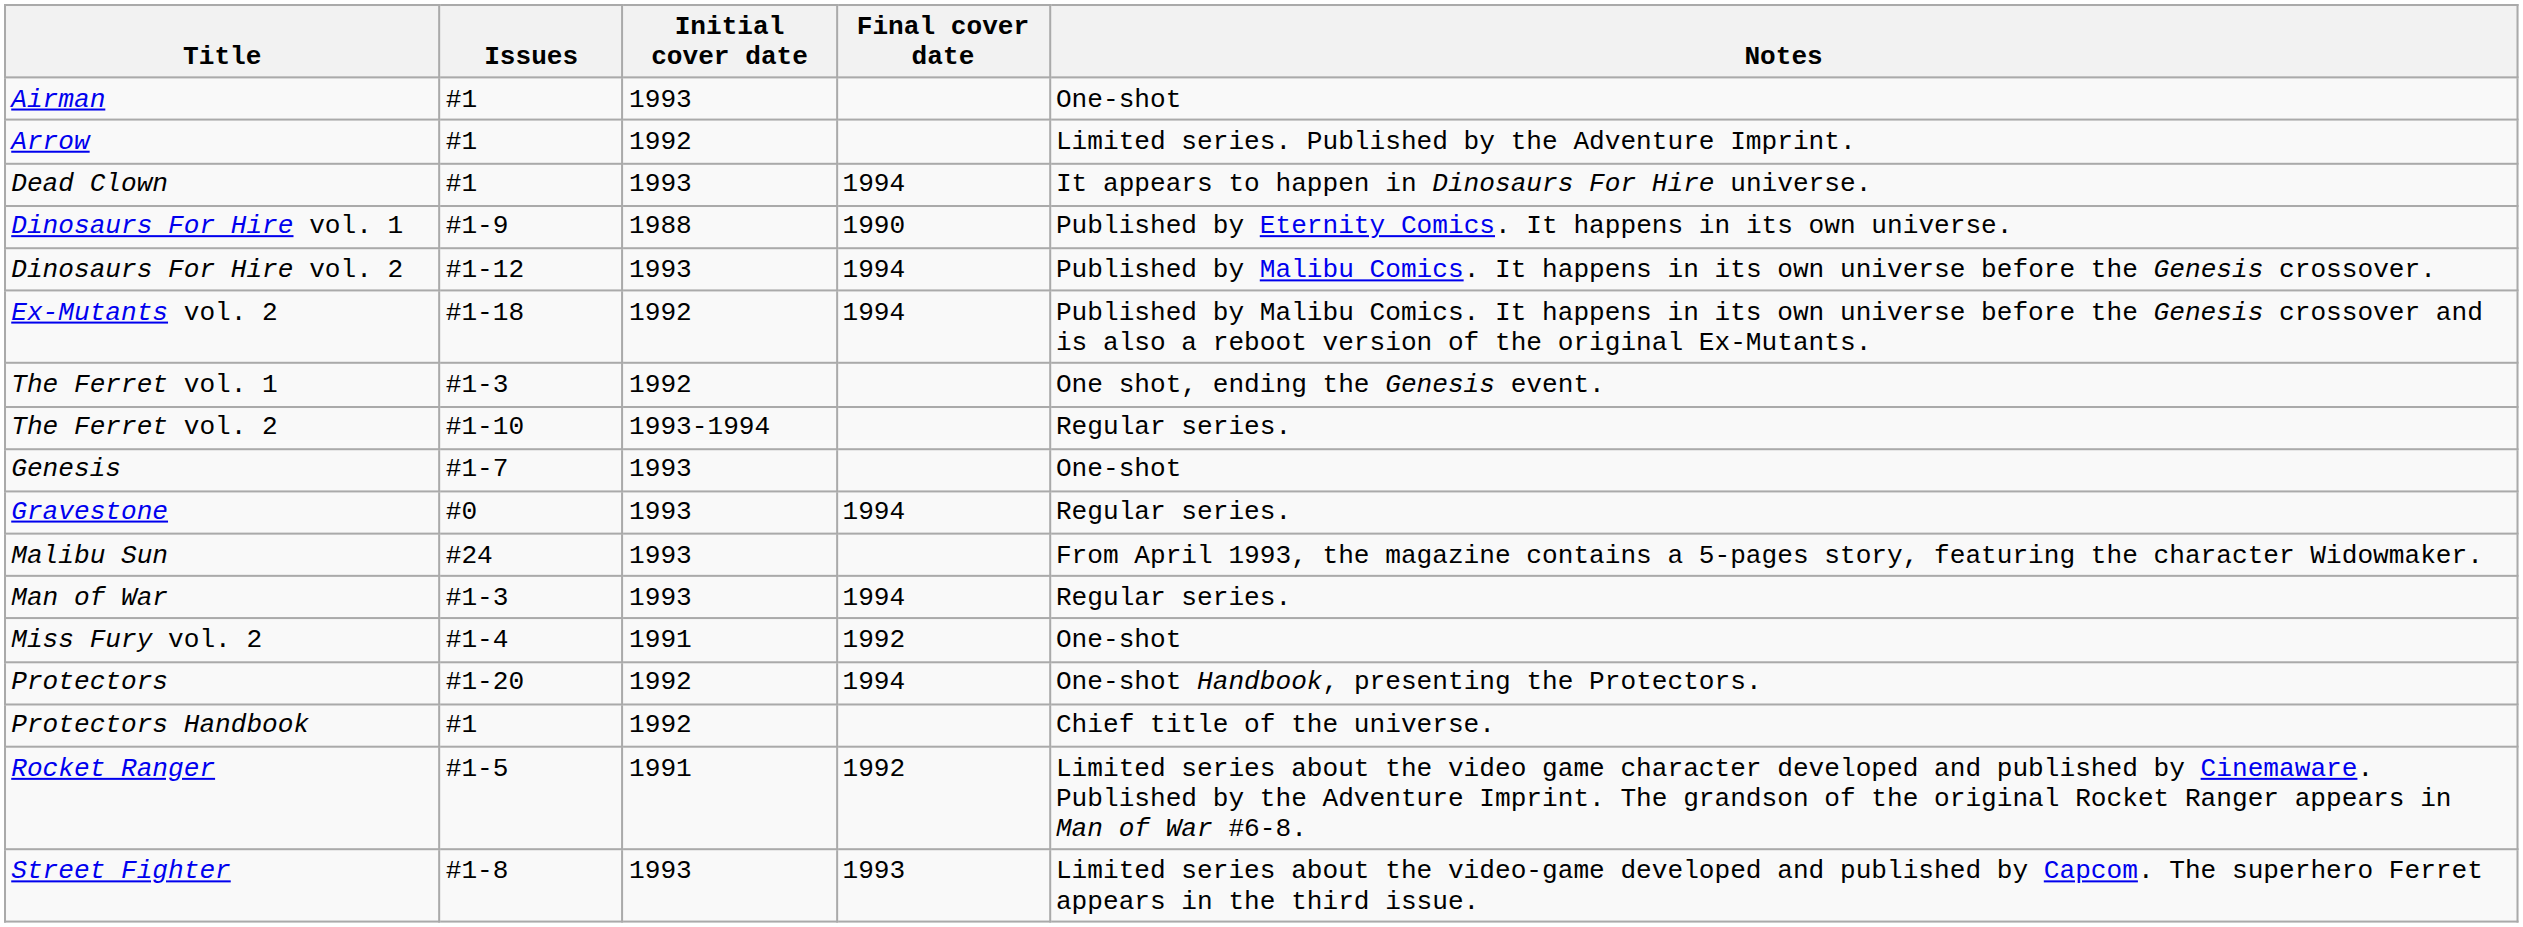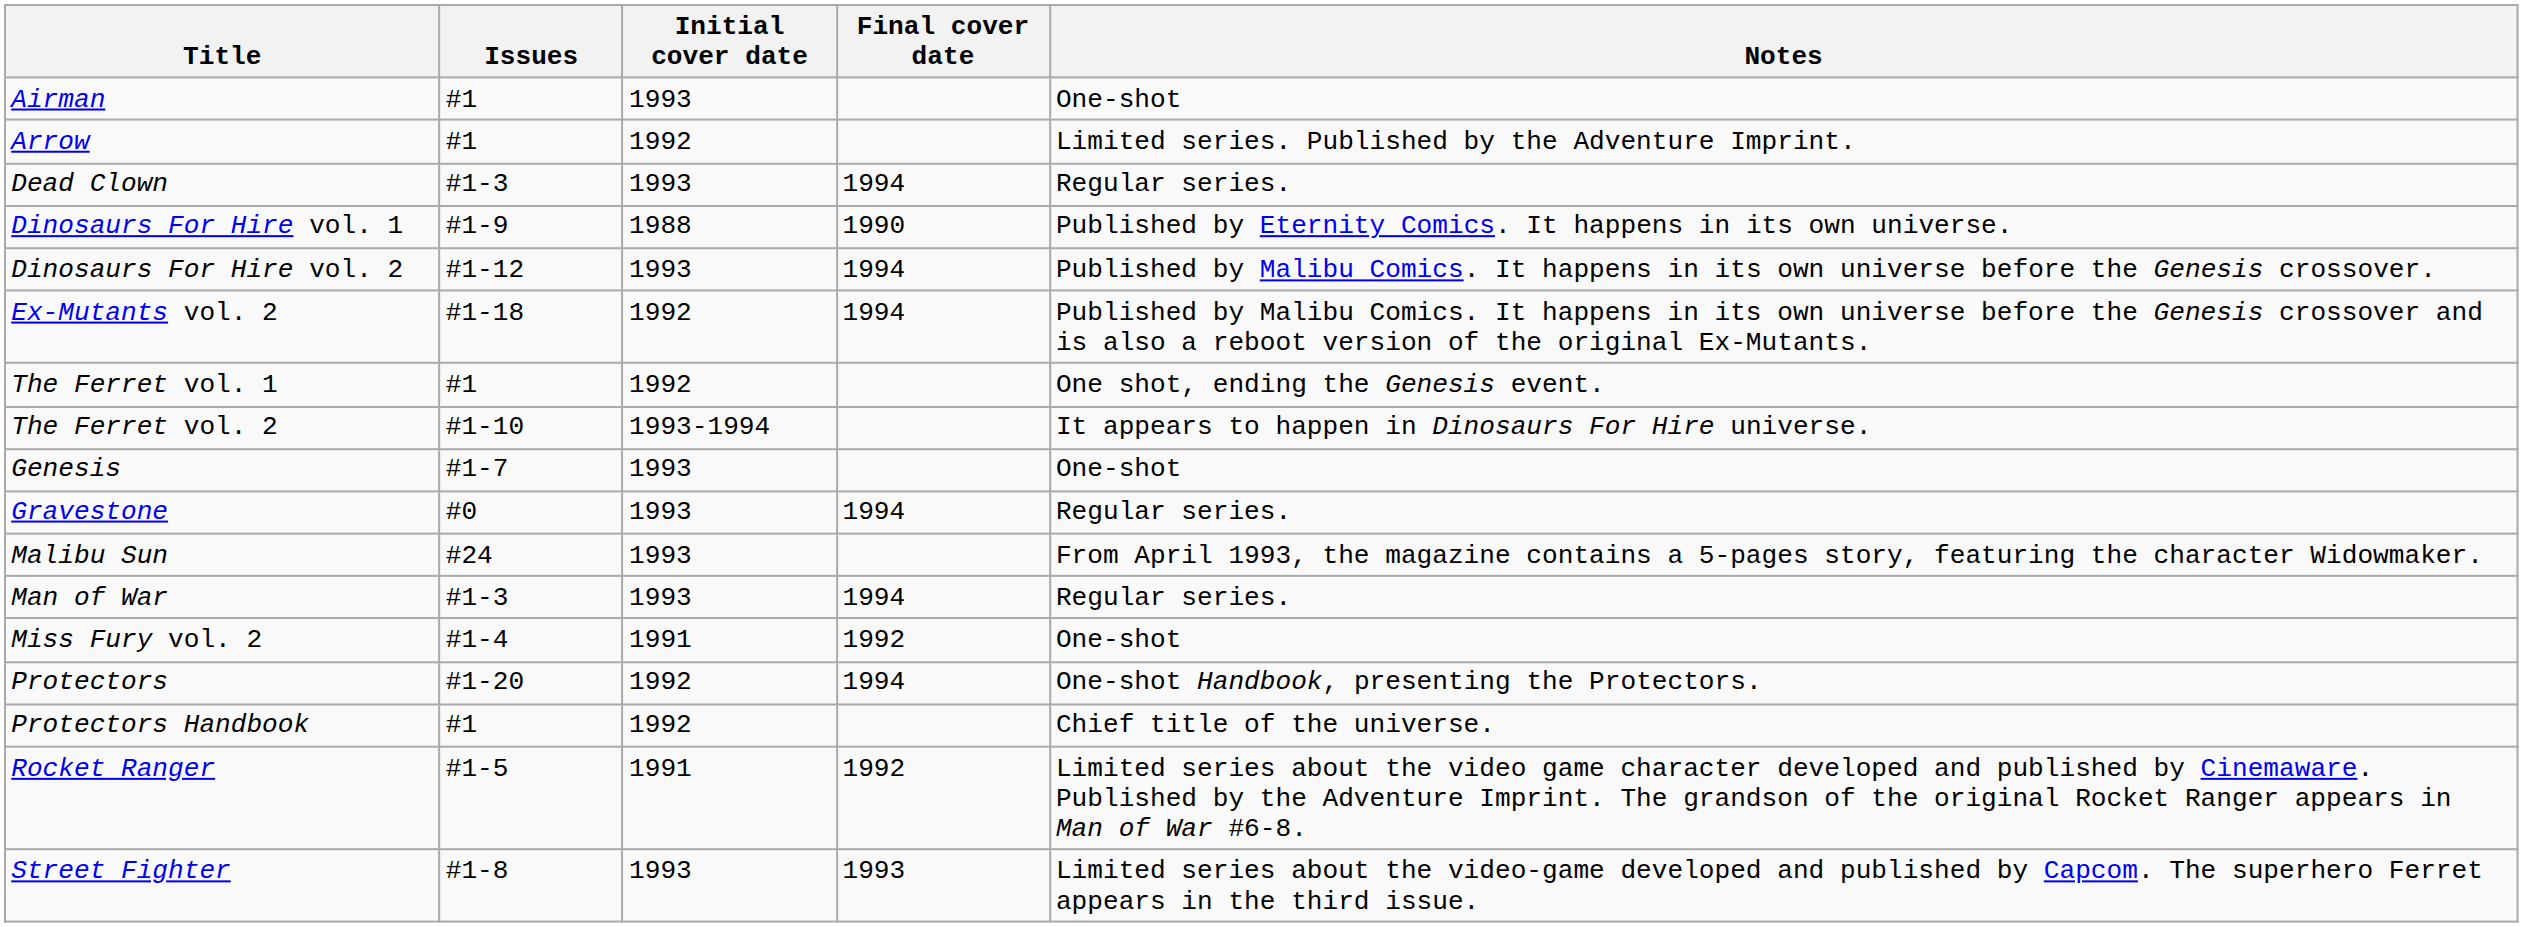(461, 184) #1 -> (477, 184) #1-3
(1464, 184) It appears to happen in Dinosaurs For Hire universe. -> (1174, 184) Regular series.
(477, 385) #1-3 -> (461, 385) #1
(1174, 427) Regular series. -> (1464, 427) It appears to happen in Dinosaurs For Hire universe.
